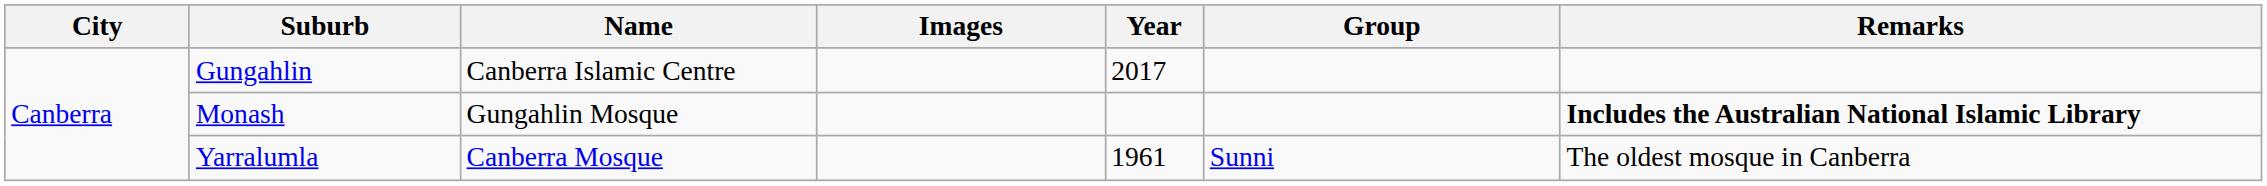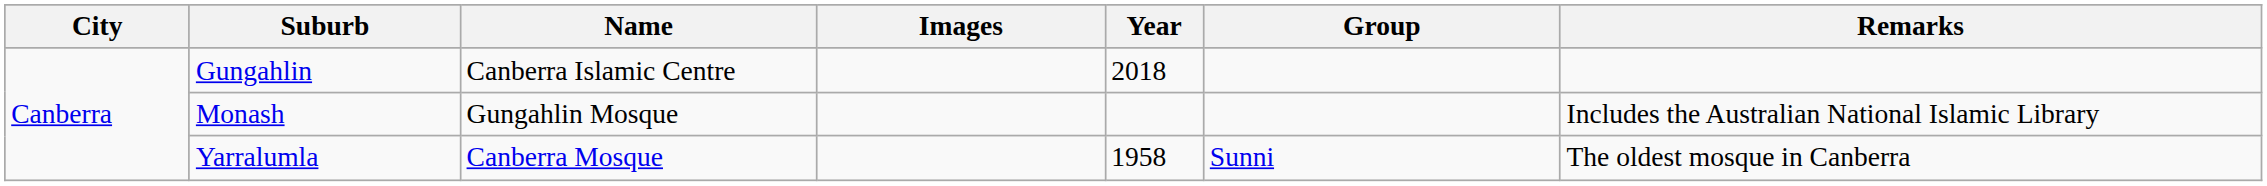(1139, 69) 2017 -> (1139, 69) 2018
(1854, 113) bold -> (1833, 113) normal
(1139, 157) 1961 -> (1139, 157) 1958
